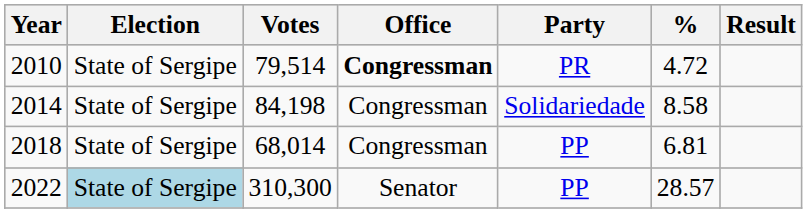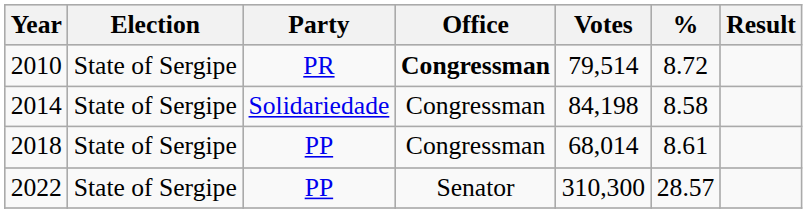columns swapped: (575, 24) <-> (290, 24)
(686, 65) 4.72 -> (686, 65) 8.72
(686, 146) 6.81 -> (686, 146) 8.61
(155, 187) lightblue background -> (155, 187) no background
